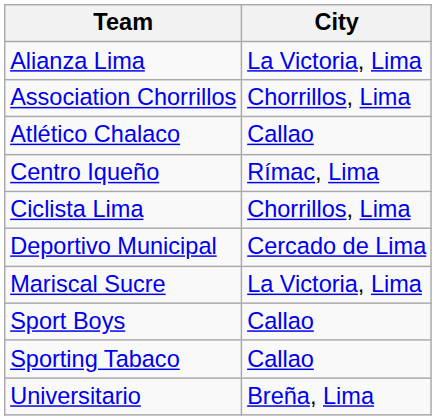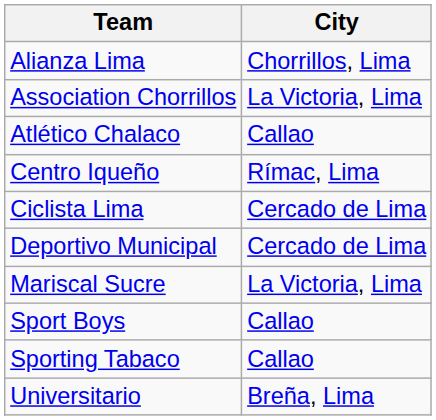(335, 60) La Victoria, Lima -> (329, 60) Chorrillos, Lima
(329, 97) Chorrillos, Lima -> (335, 97) La Victoria, Lima
(329, 209) Chorrillos, Lima -> (337, 209) Cercado de Lima
